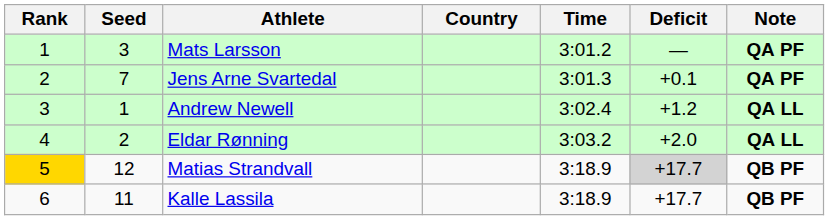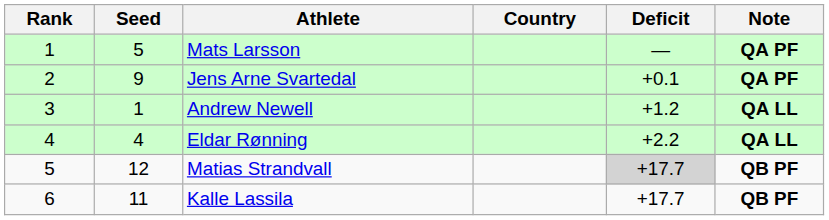- column: (585, 19)
(124, 49) 3 -> (138, 49) 5
(124, 79) 7 -> (138, 79) 9
(124, 139) 2 -> (138, 139) 4
(678, 139) +2.0 -> (661, 139) +2.2
(45, 169) gold background -> (50, 169) no background
